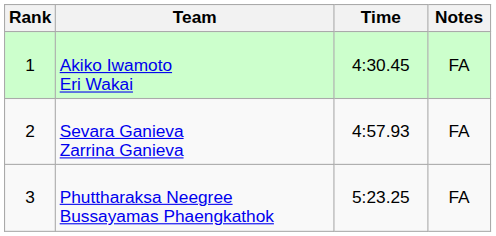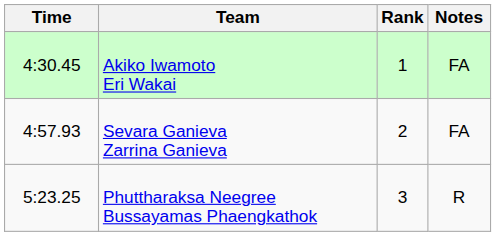columns swapped: (30, 18) <-> (381, 18)
(459, 197) FA -> (459, 197) R
